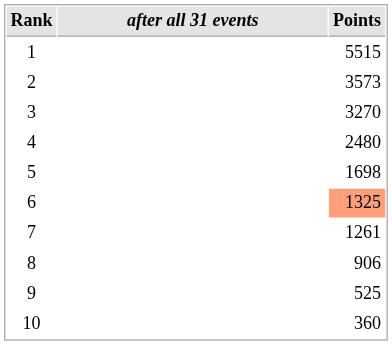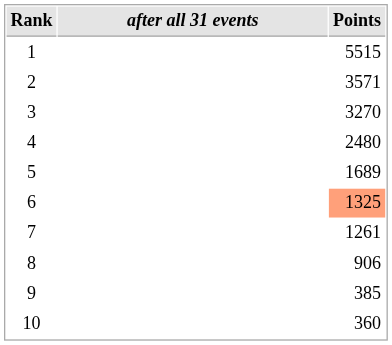(363, 82) 3573 -> (363, 82) 3571
(363, 172) 1698 -> (363, 172) 1689
(367, 293) 525 -> (367, 293) 385
